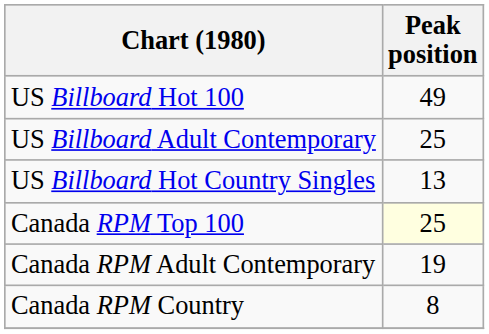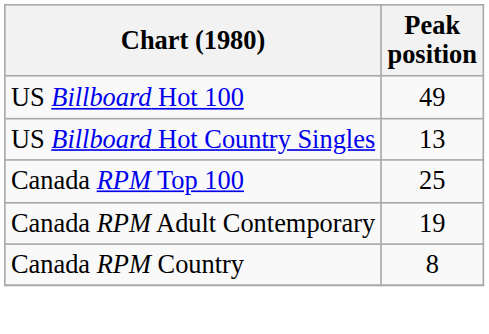- row: (193, 138)
(433, 222) lightyellow background -> (432, 180) no background
